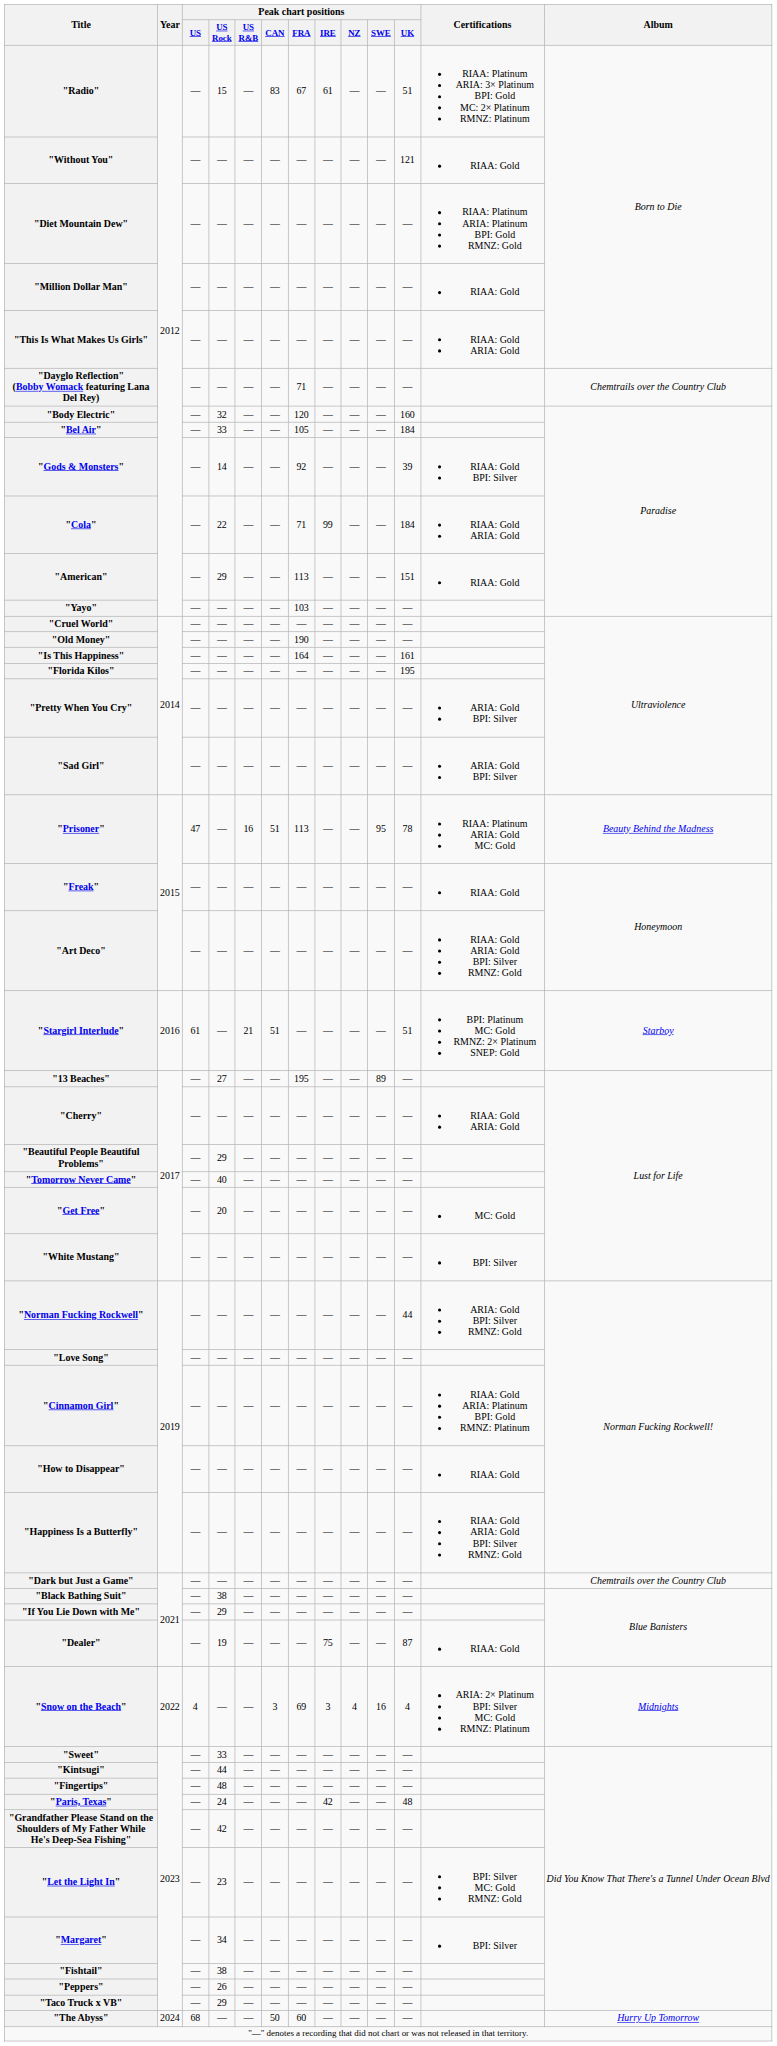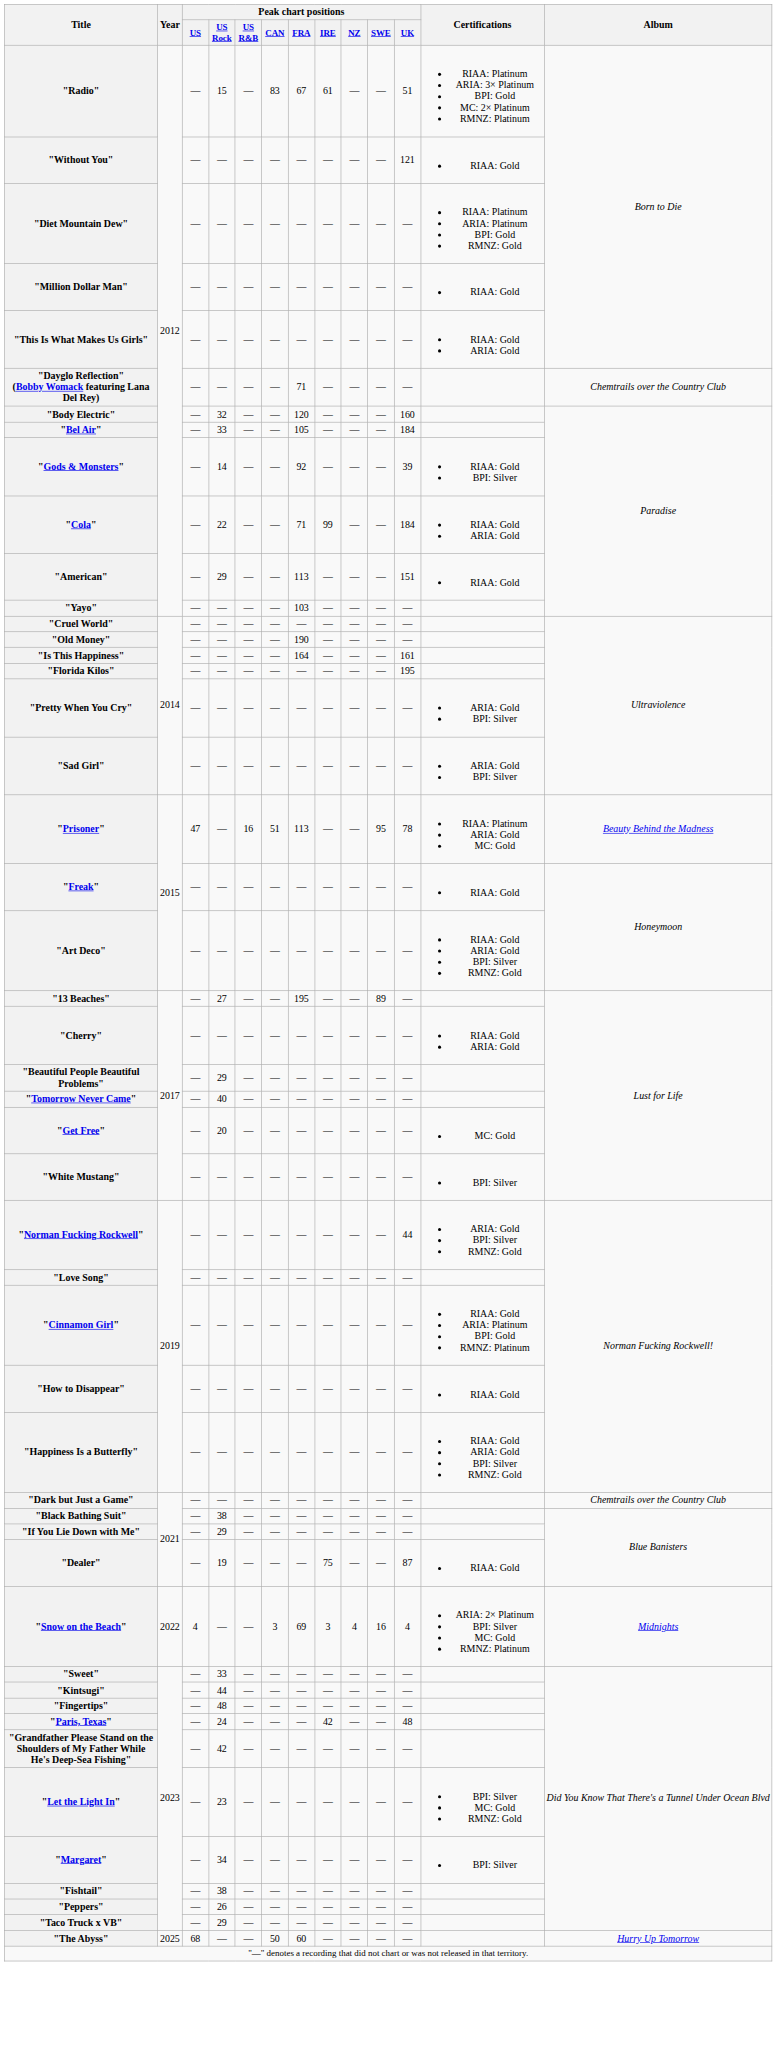- row: (81, 1031)
(170, 2018) 2024 -> (170, 1938) 2025
